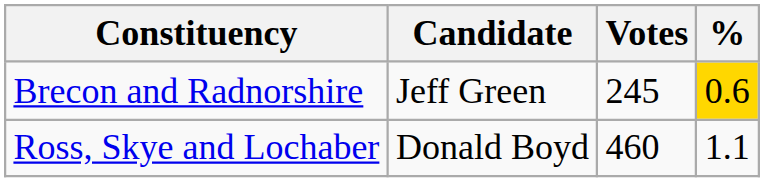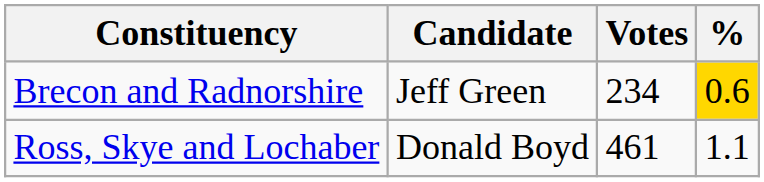(633, 90) 245 -> (633, 90) 234
(633, 147) 460 -> (633, 147) 461
